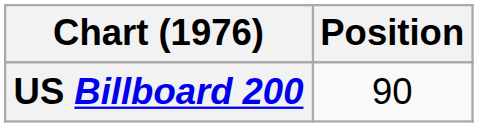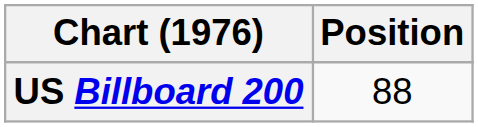(392, 91) 90 -> (392, 91) 88
